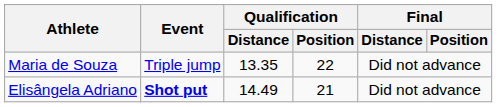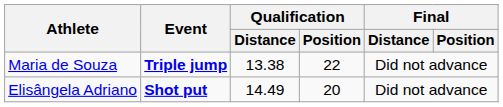(182, 65) normal -> (186, 65) bold
(258, 65) 13.35 -> (265, 65) 13.38
(325, 90) 21 -> (332, 90) 20
